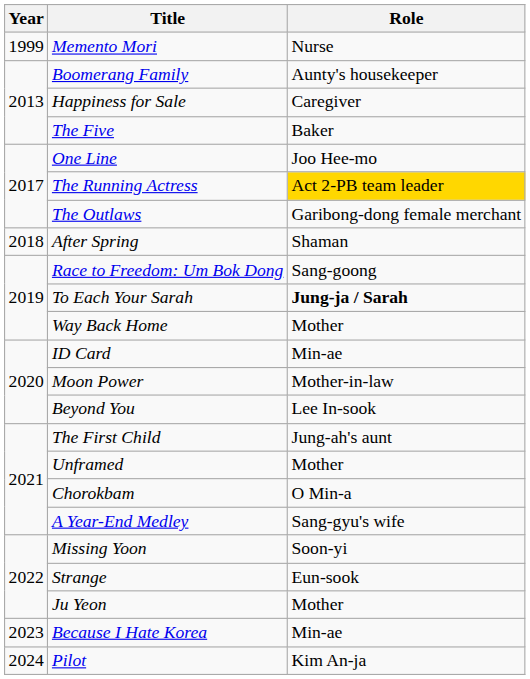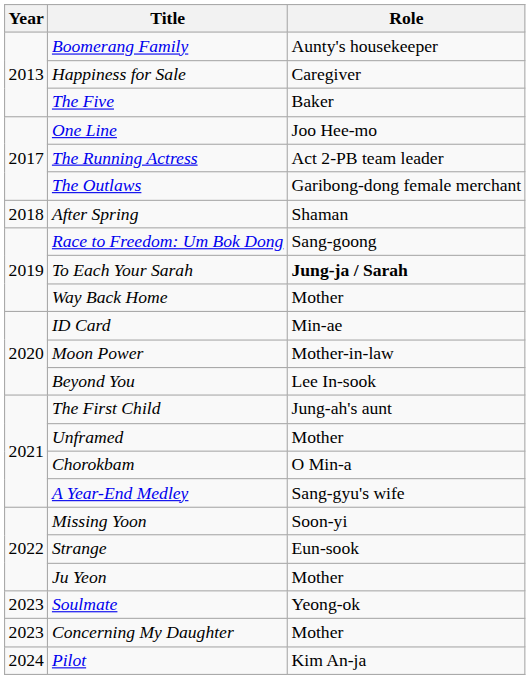- row: (104, 46)
(368, 185) gold background -> (368, 158) no background
+ row: (85, 604)
- row: (130, 632)
+ row: (143, 632)
